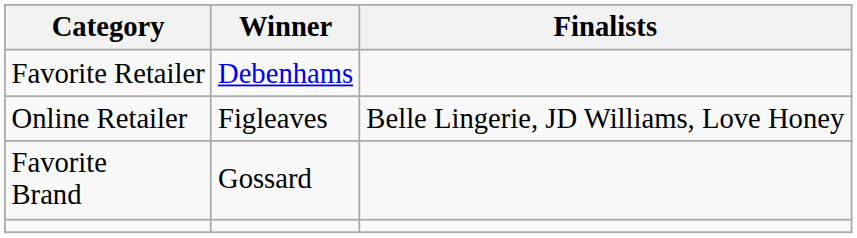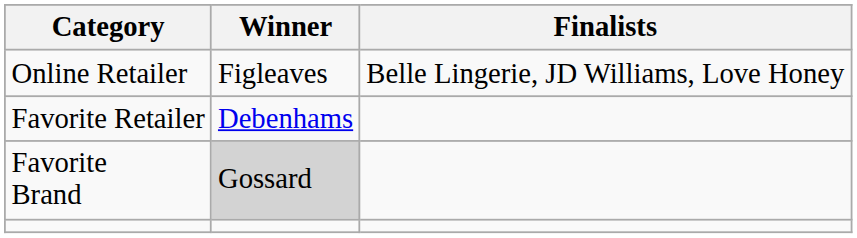rows swapped: (99, 118) <-> (108, 72)
(265, 179) no background -> (265, 179) lightgrey background
